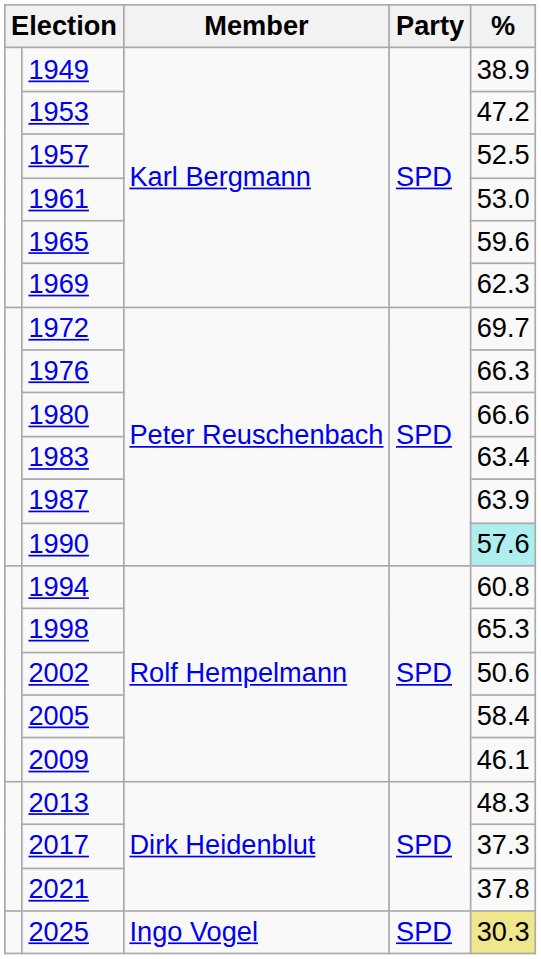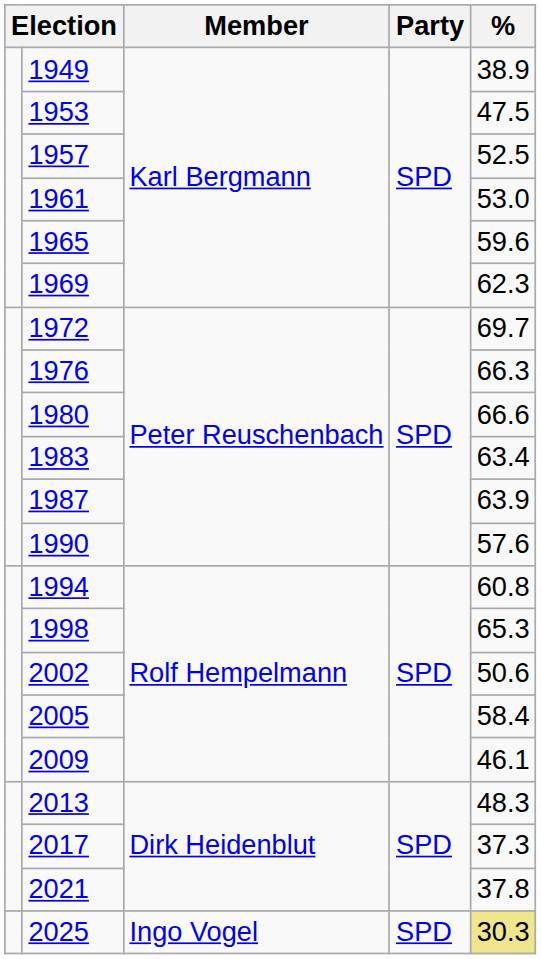(503, 112) 47.2 -> (503, 112) 47.5
(503, 543) paleturquoise background -> (503, 543) no background
